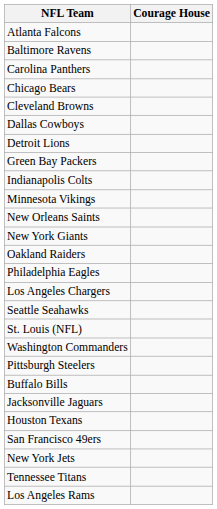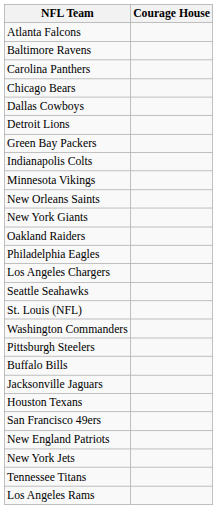- row: (50, 106)
+ row: (58, 439)
